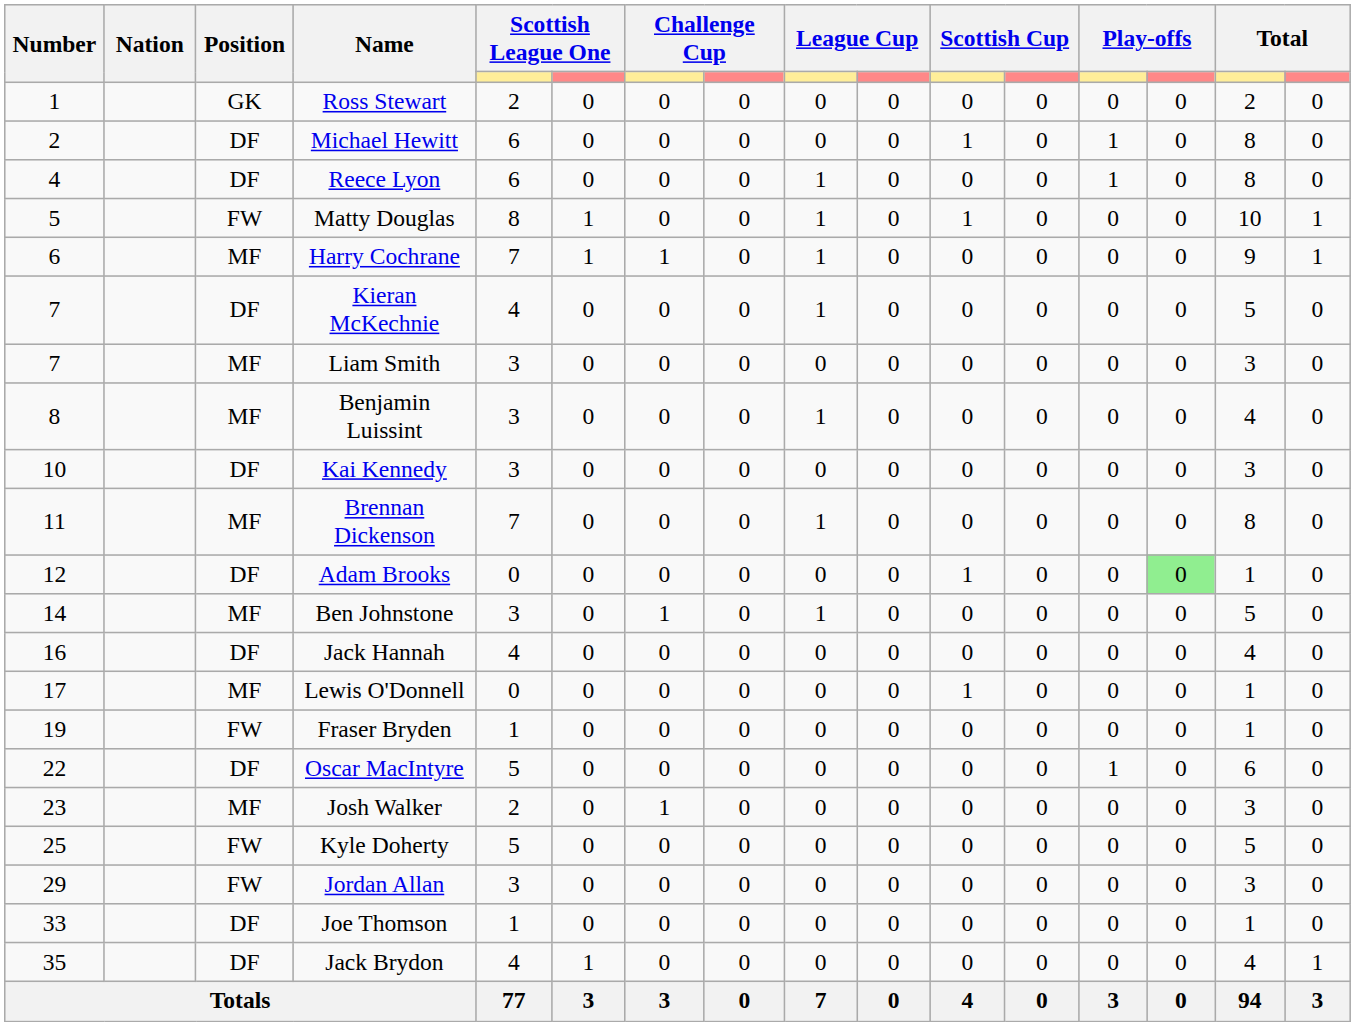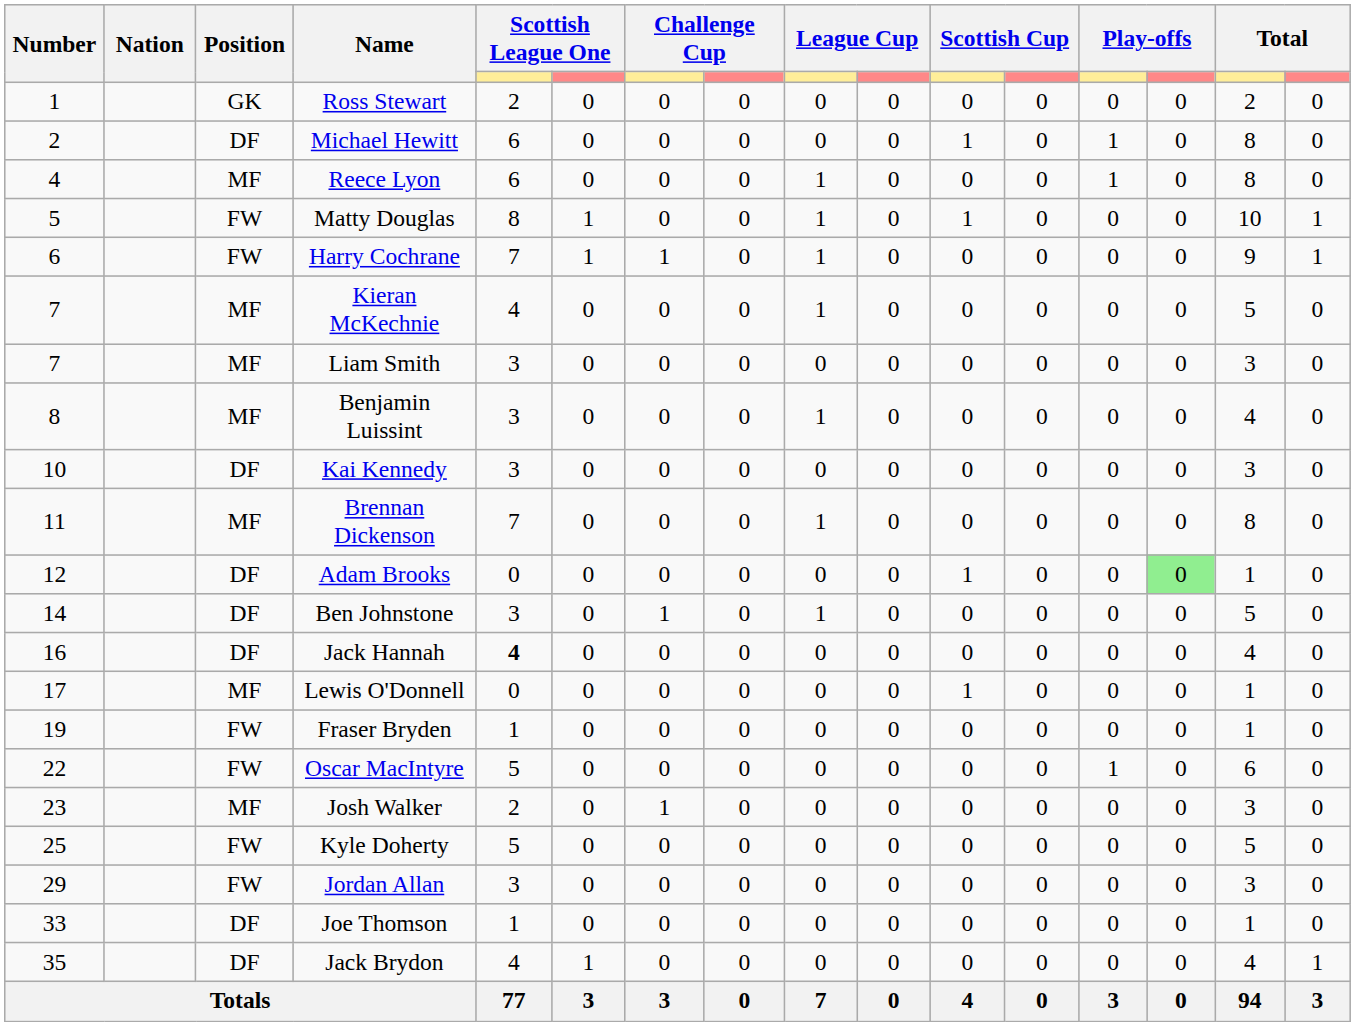(244, 179) DF -> (244, 179) MF
(244, 257) MF -> (244, 257) FW
(244, 309) DF -> (244, 309) MF
(244, 612) MF -> (244, 612) DF
(514, 651) normal -> (514, 651) bold
(244, 768) DF -> (244, 768) FW
